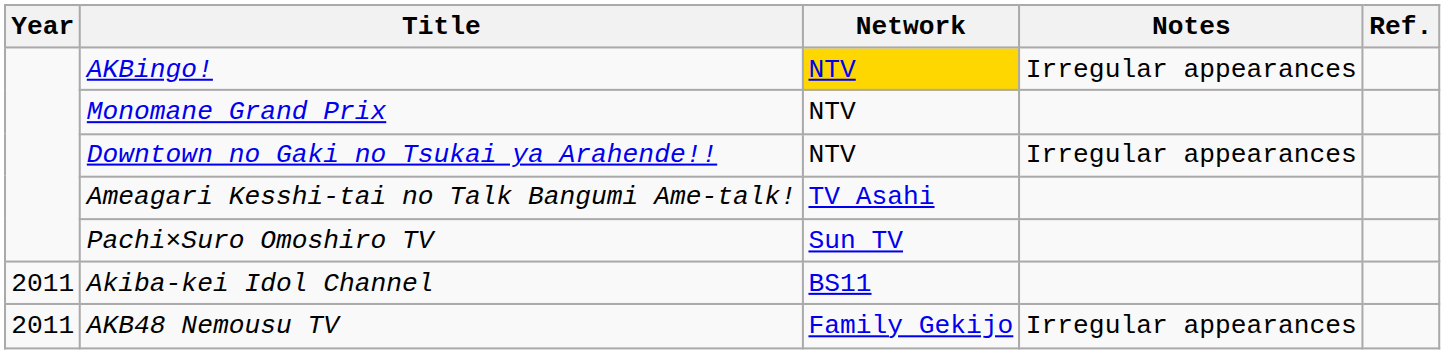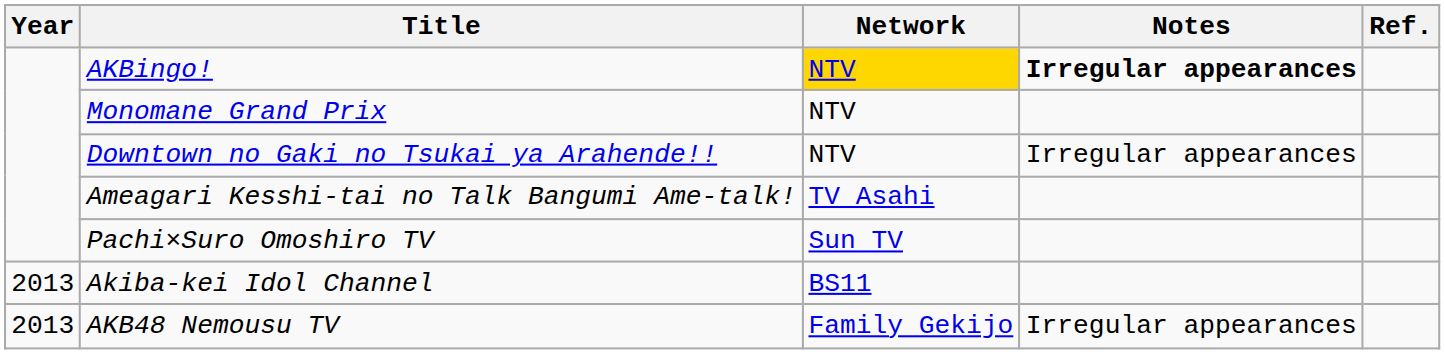(1191, 69) normal -> (1191, 69) bold
(43, 283) 2011 -> (43, 283) 2013
(43, 326) 2011 -> (43, 326) 2013
